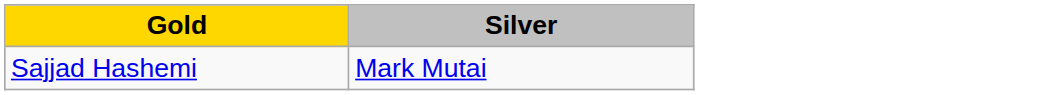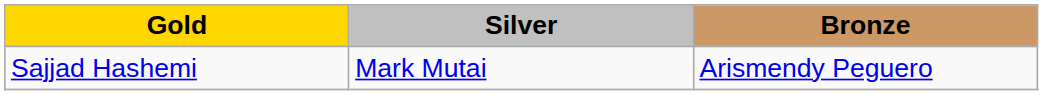+ column: (865, 25)
